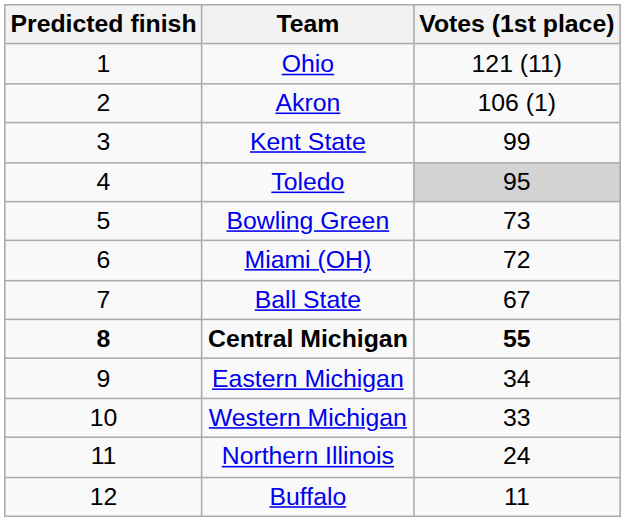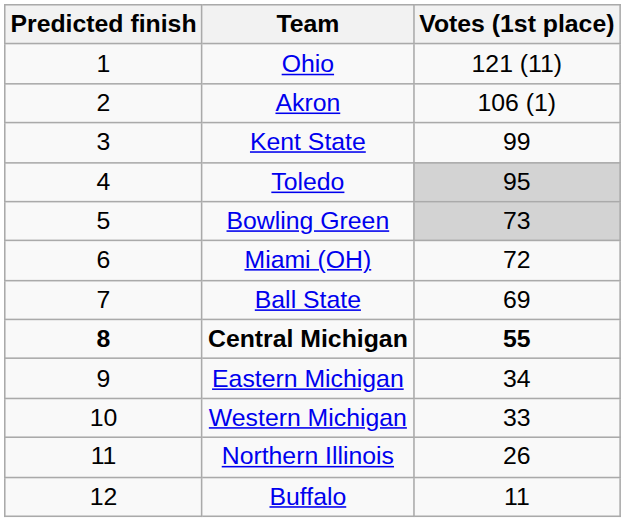(517, 220) no background -> (517, 220) lightgrey background
(517, 299) 67 -> (517, 299) 69
(517, 456) 24 -> (517, 456) 26
